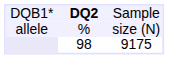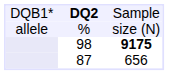(136, 44) normal -> (136, 44) bold
+ row: (84, 60)
